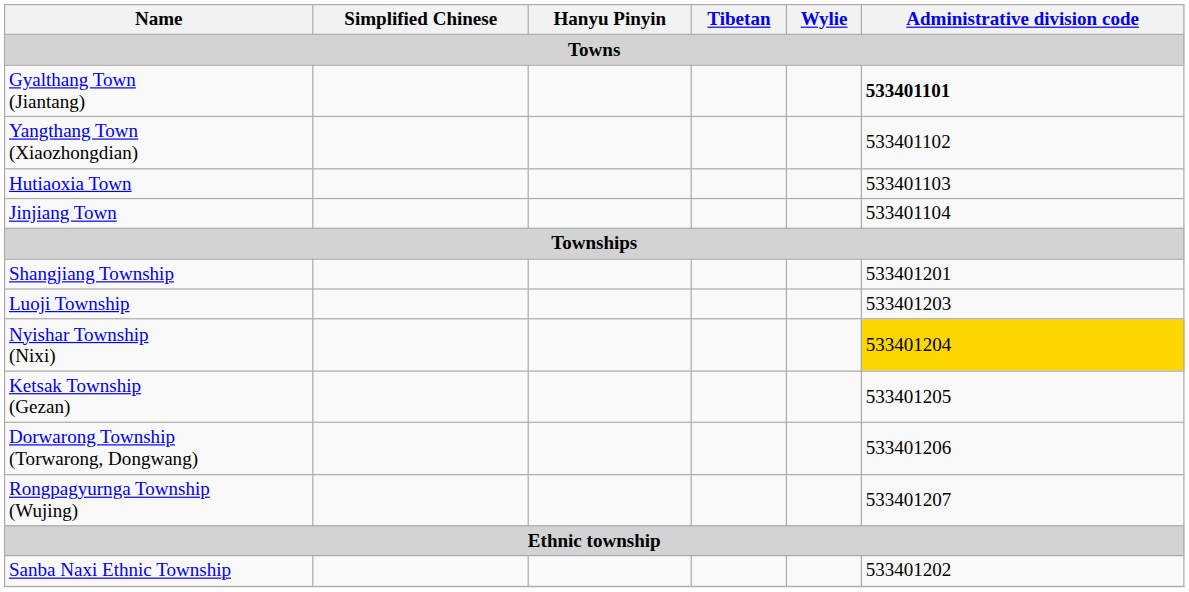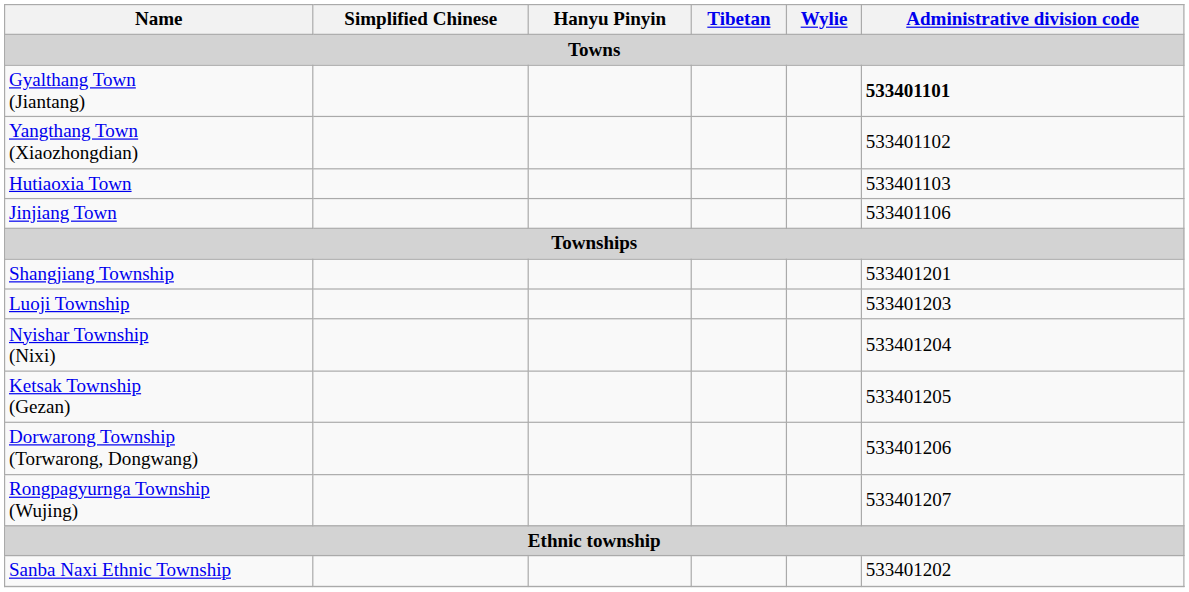(908, 213) 533401104 -> (908, 213) 533401106
(909, 344) gold background -> (909, 344) no background
